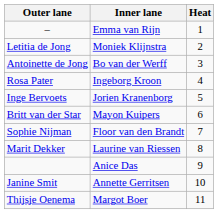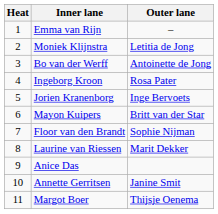columns swapped: (200, 13) <-> (47, 13)
